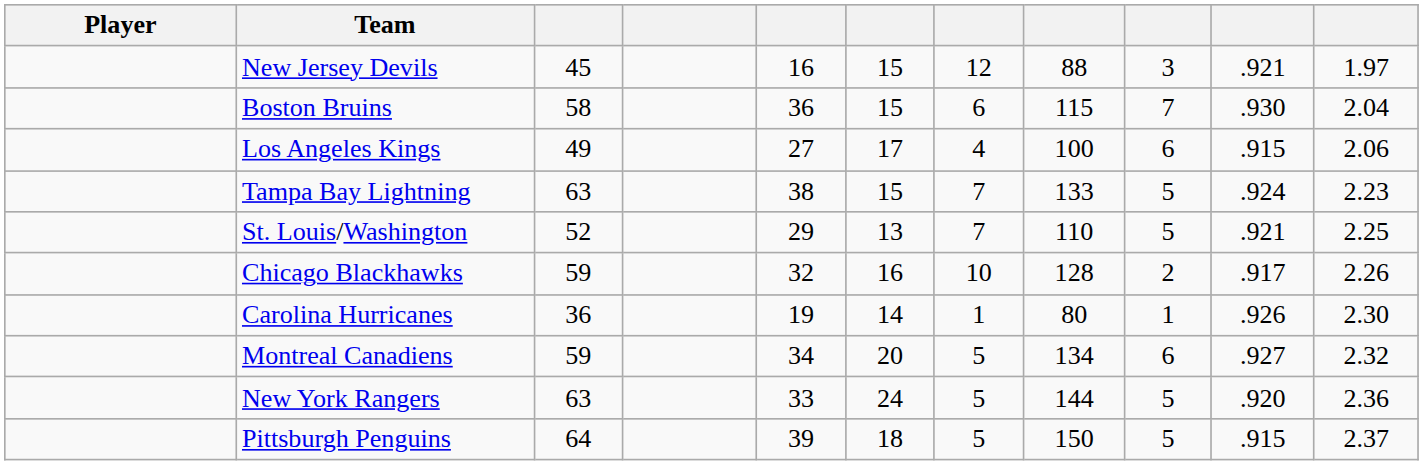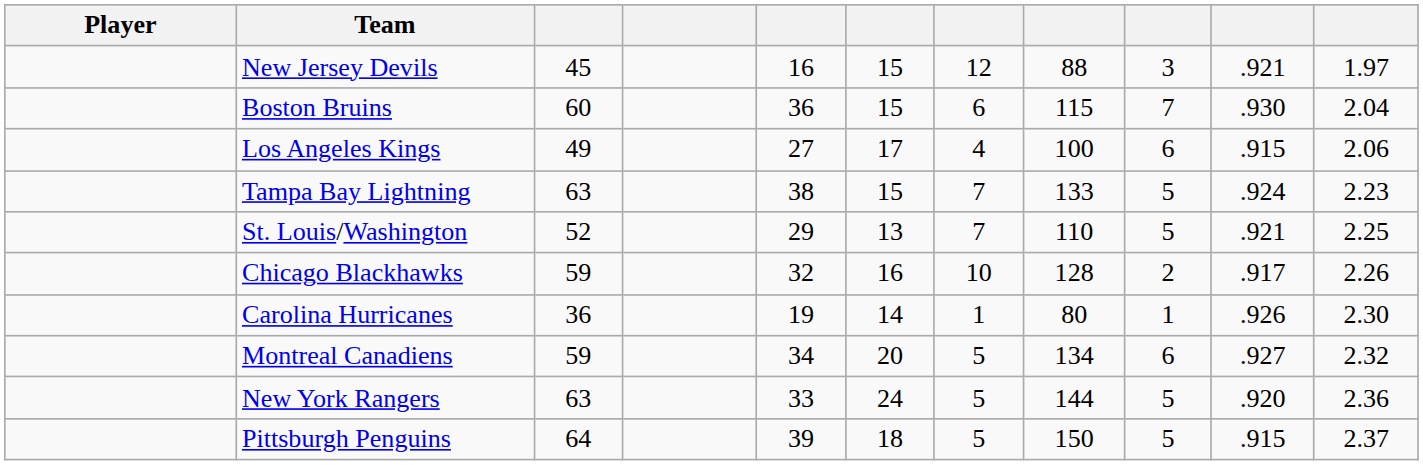(578, 107) 58 -> (578, 107) 60
